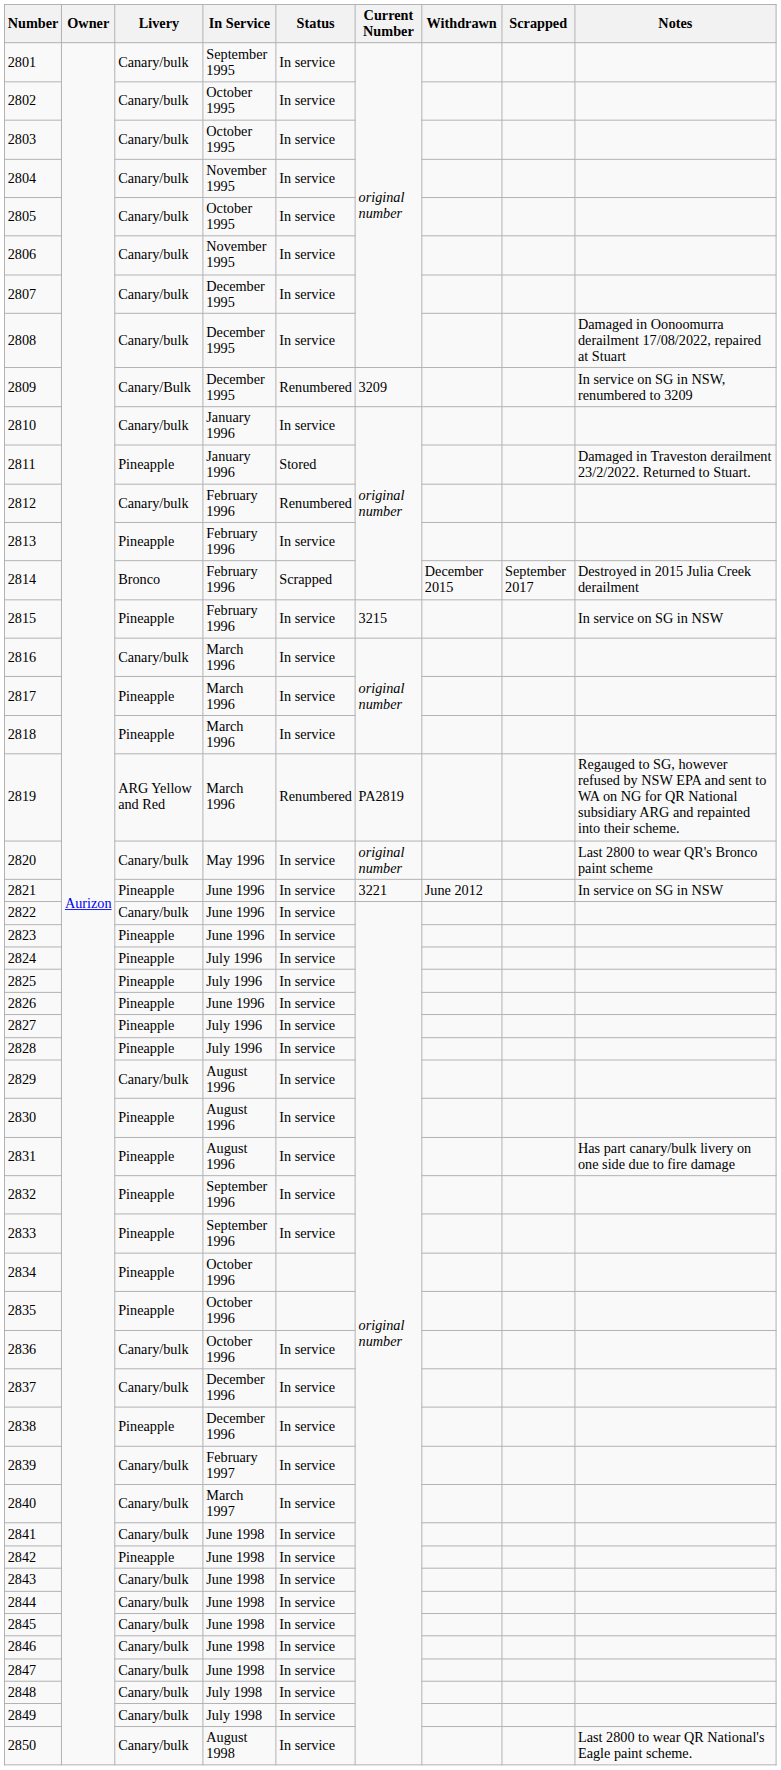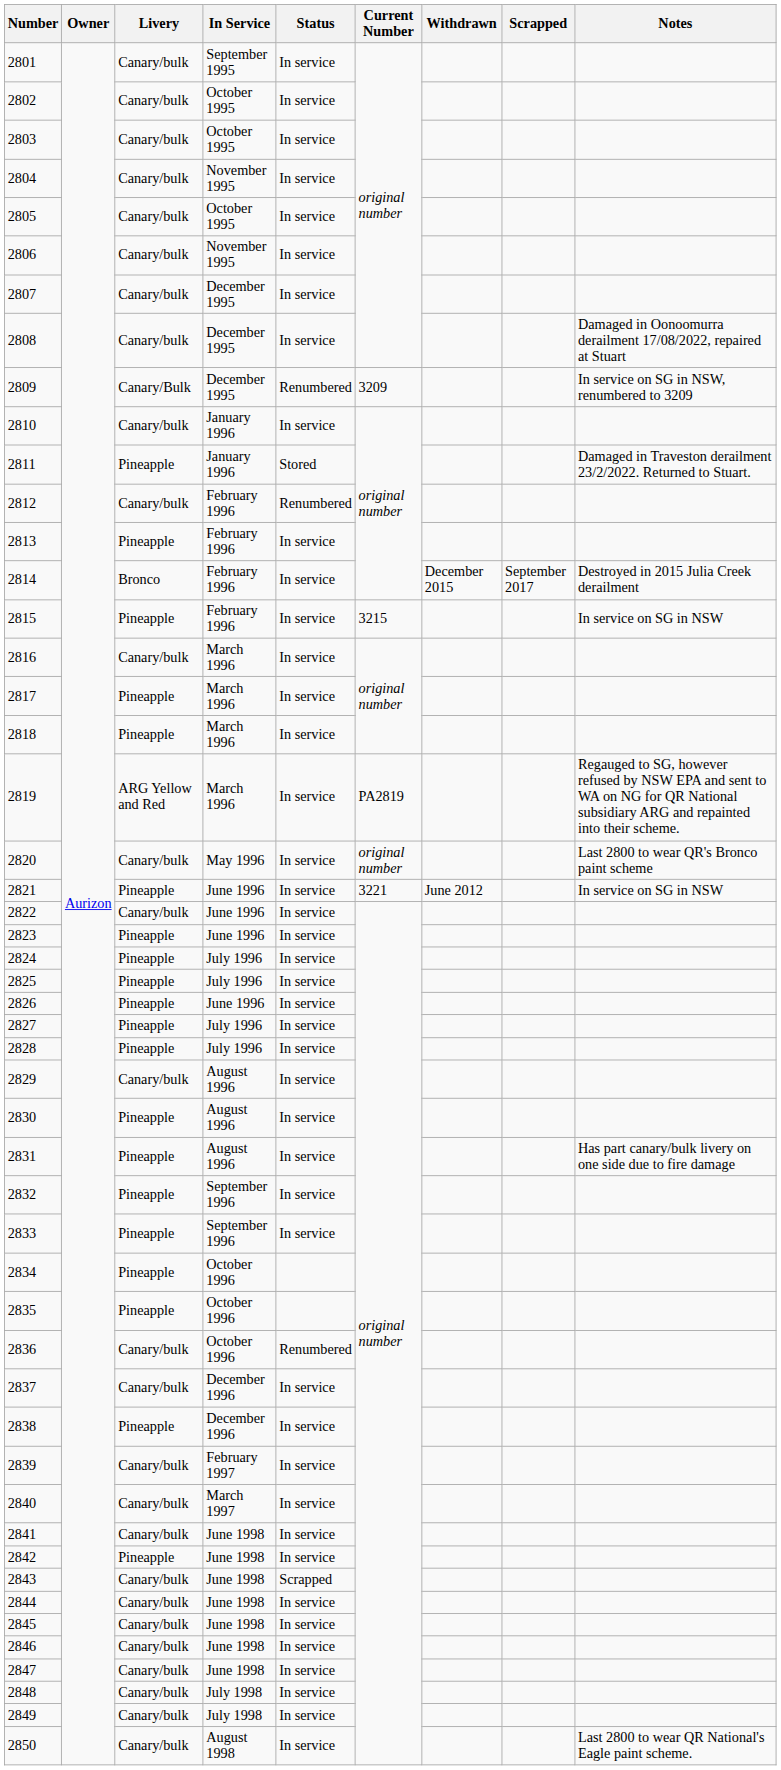(306, 580) Scrapped -> (307, 580) In service
(316, 797) Renumbered -> (307, 797) In service
(307, 1349) In service -> (316, 1349) Renumbered
(307, 1579) In service -> (306, 1579) Scrapped
